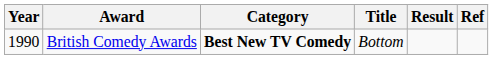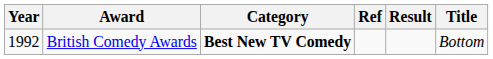columns swapped: (381, 16) <-> (473, 16)
(24, 41) 1990 -> (24, 41) 1992
